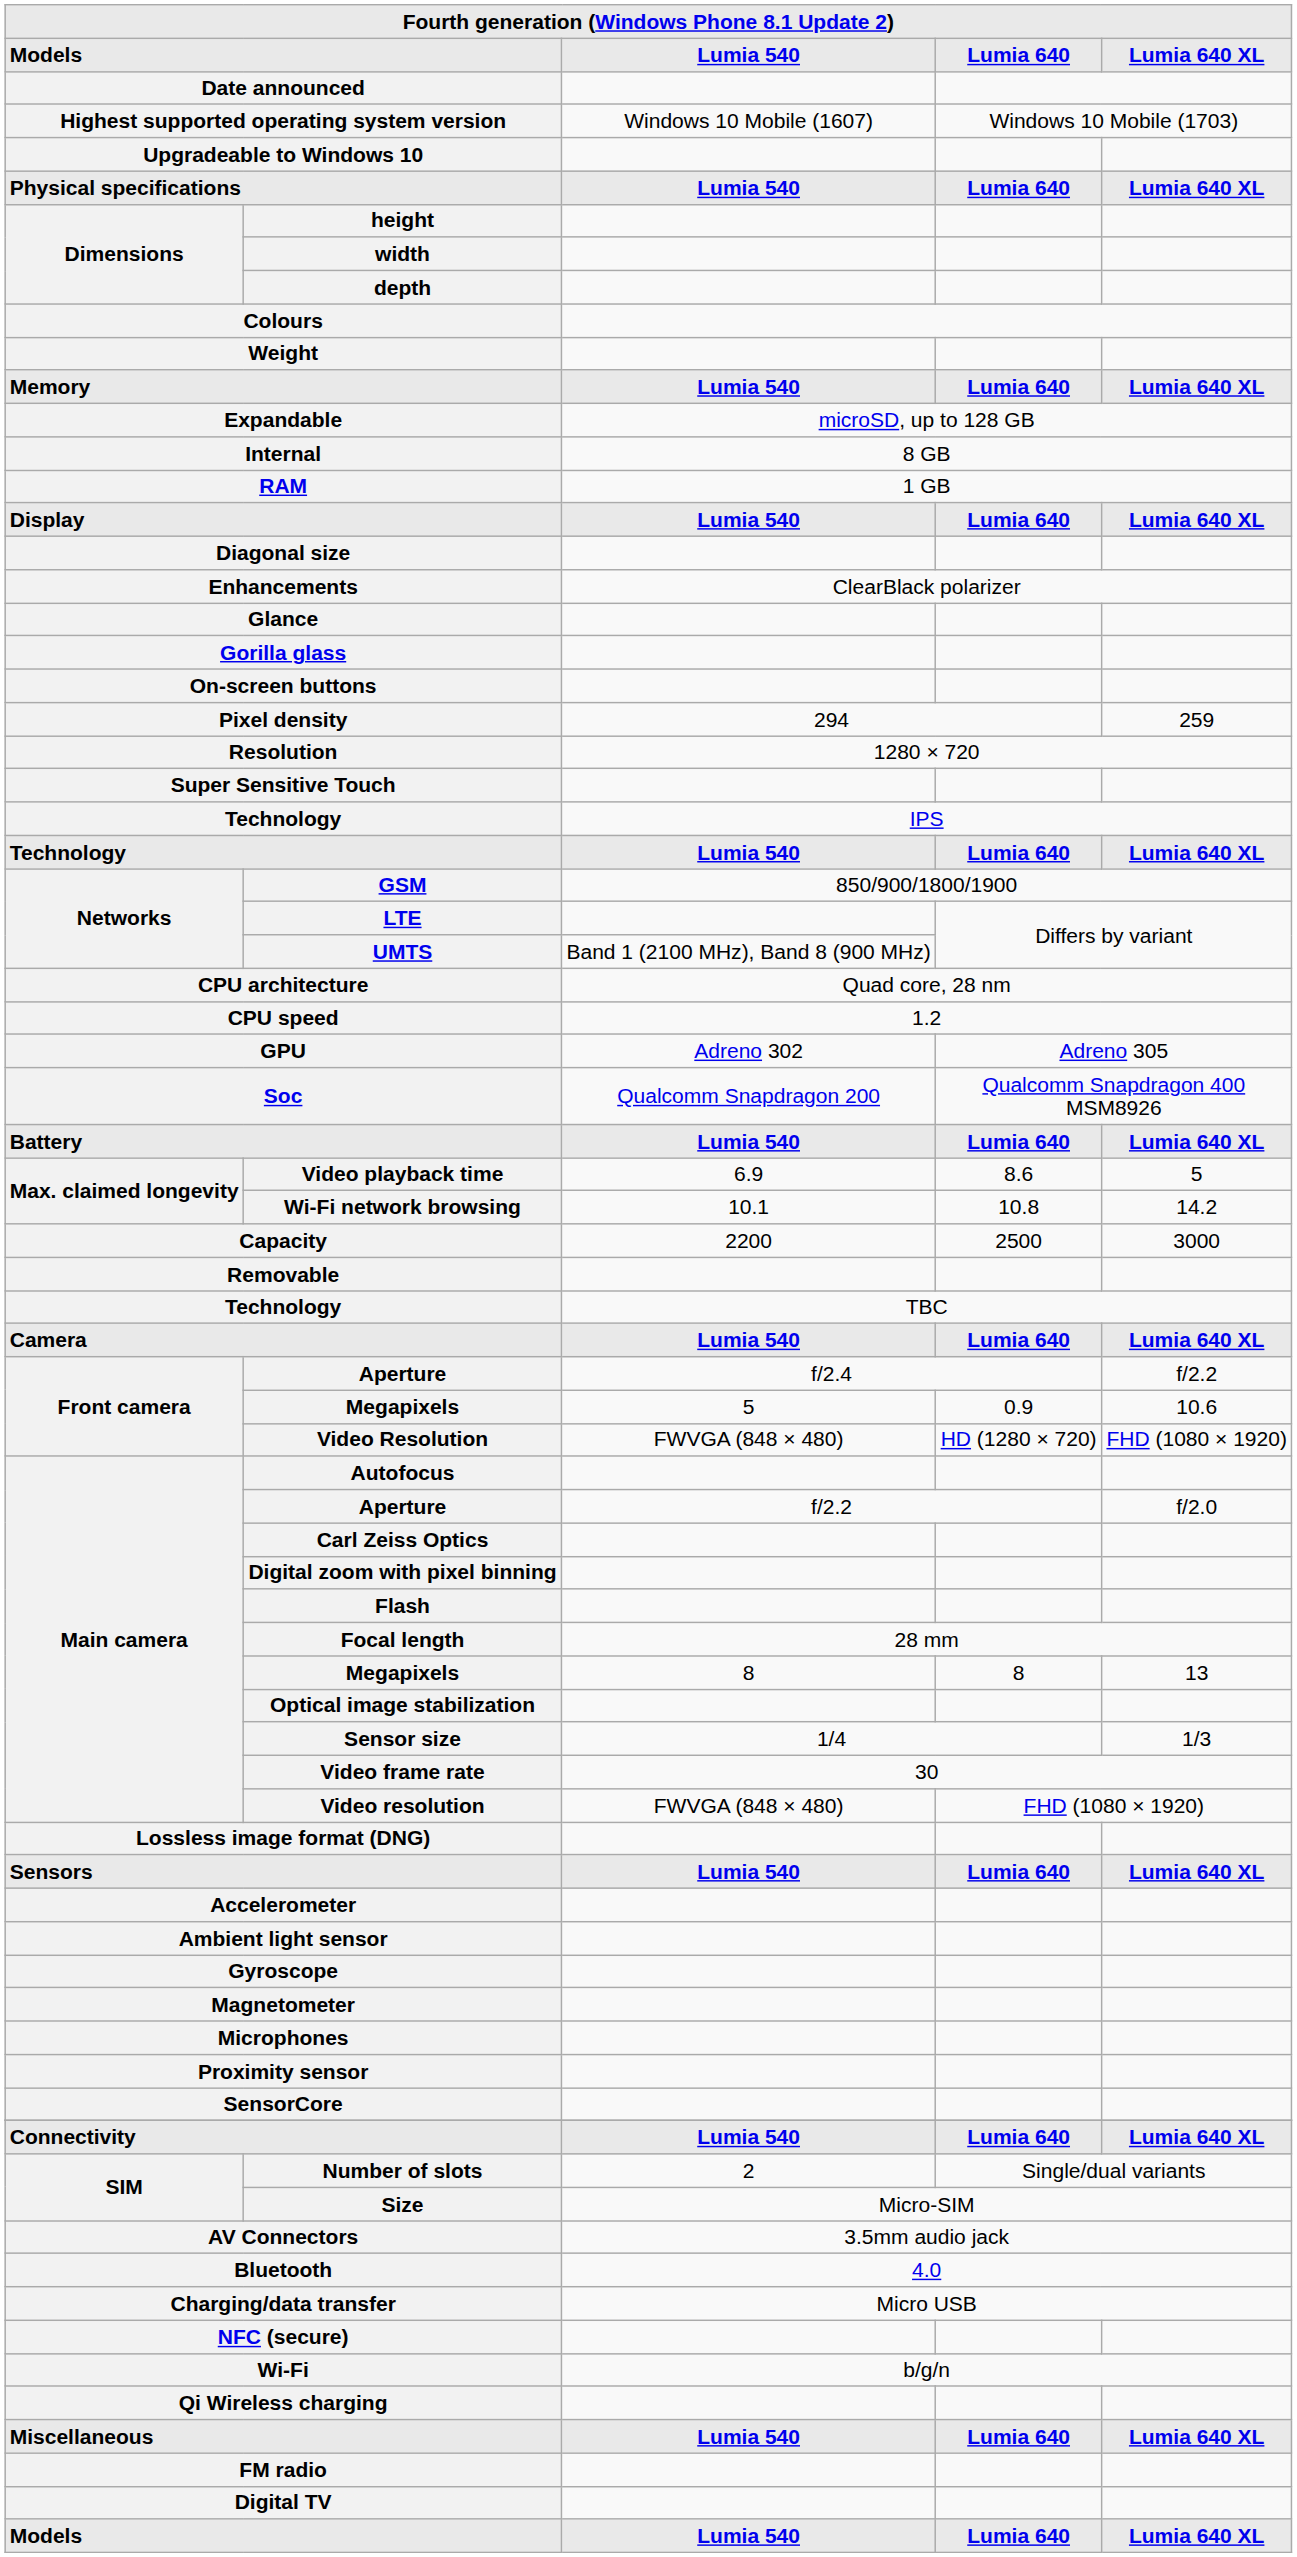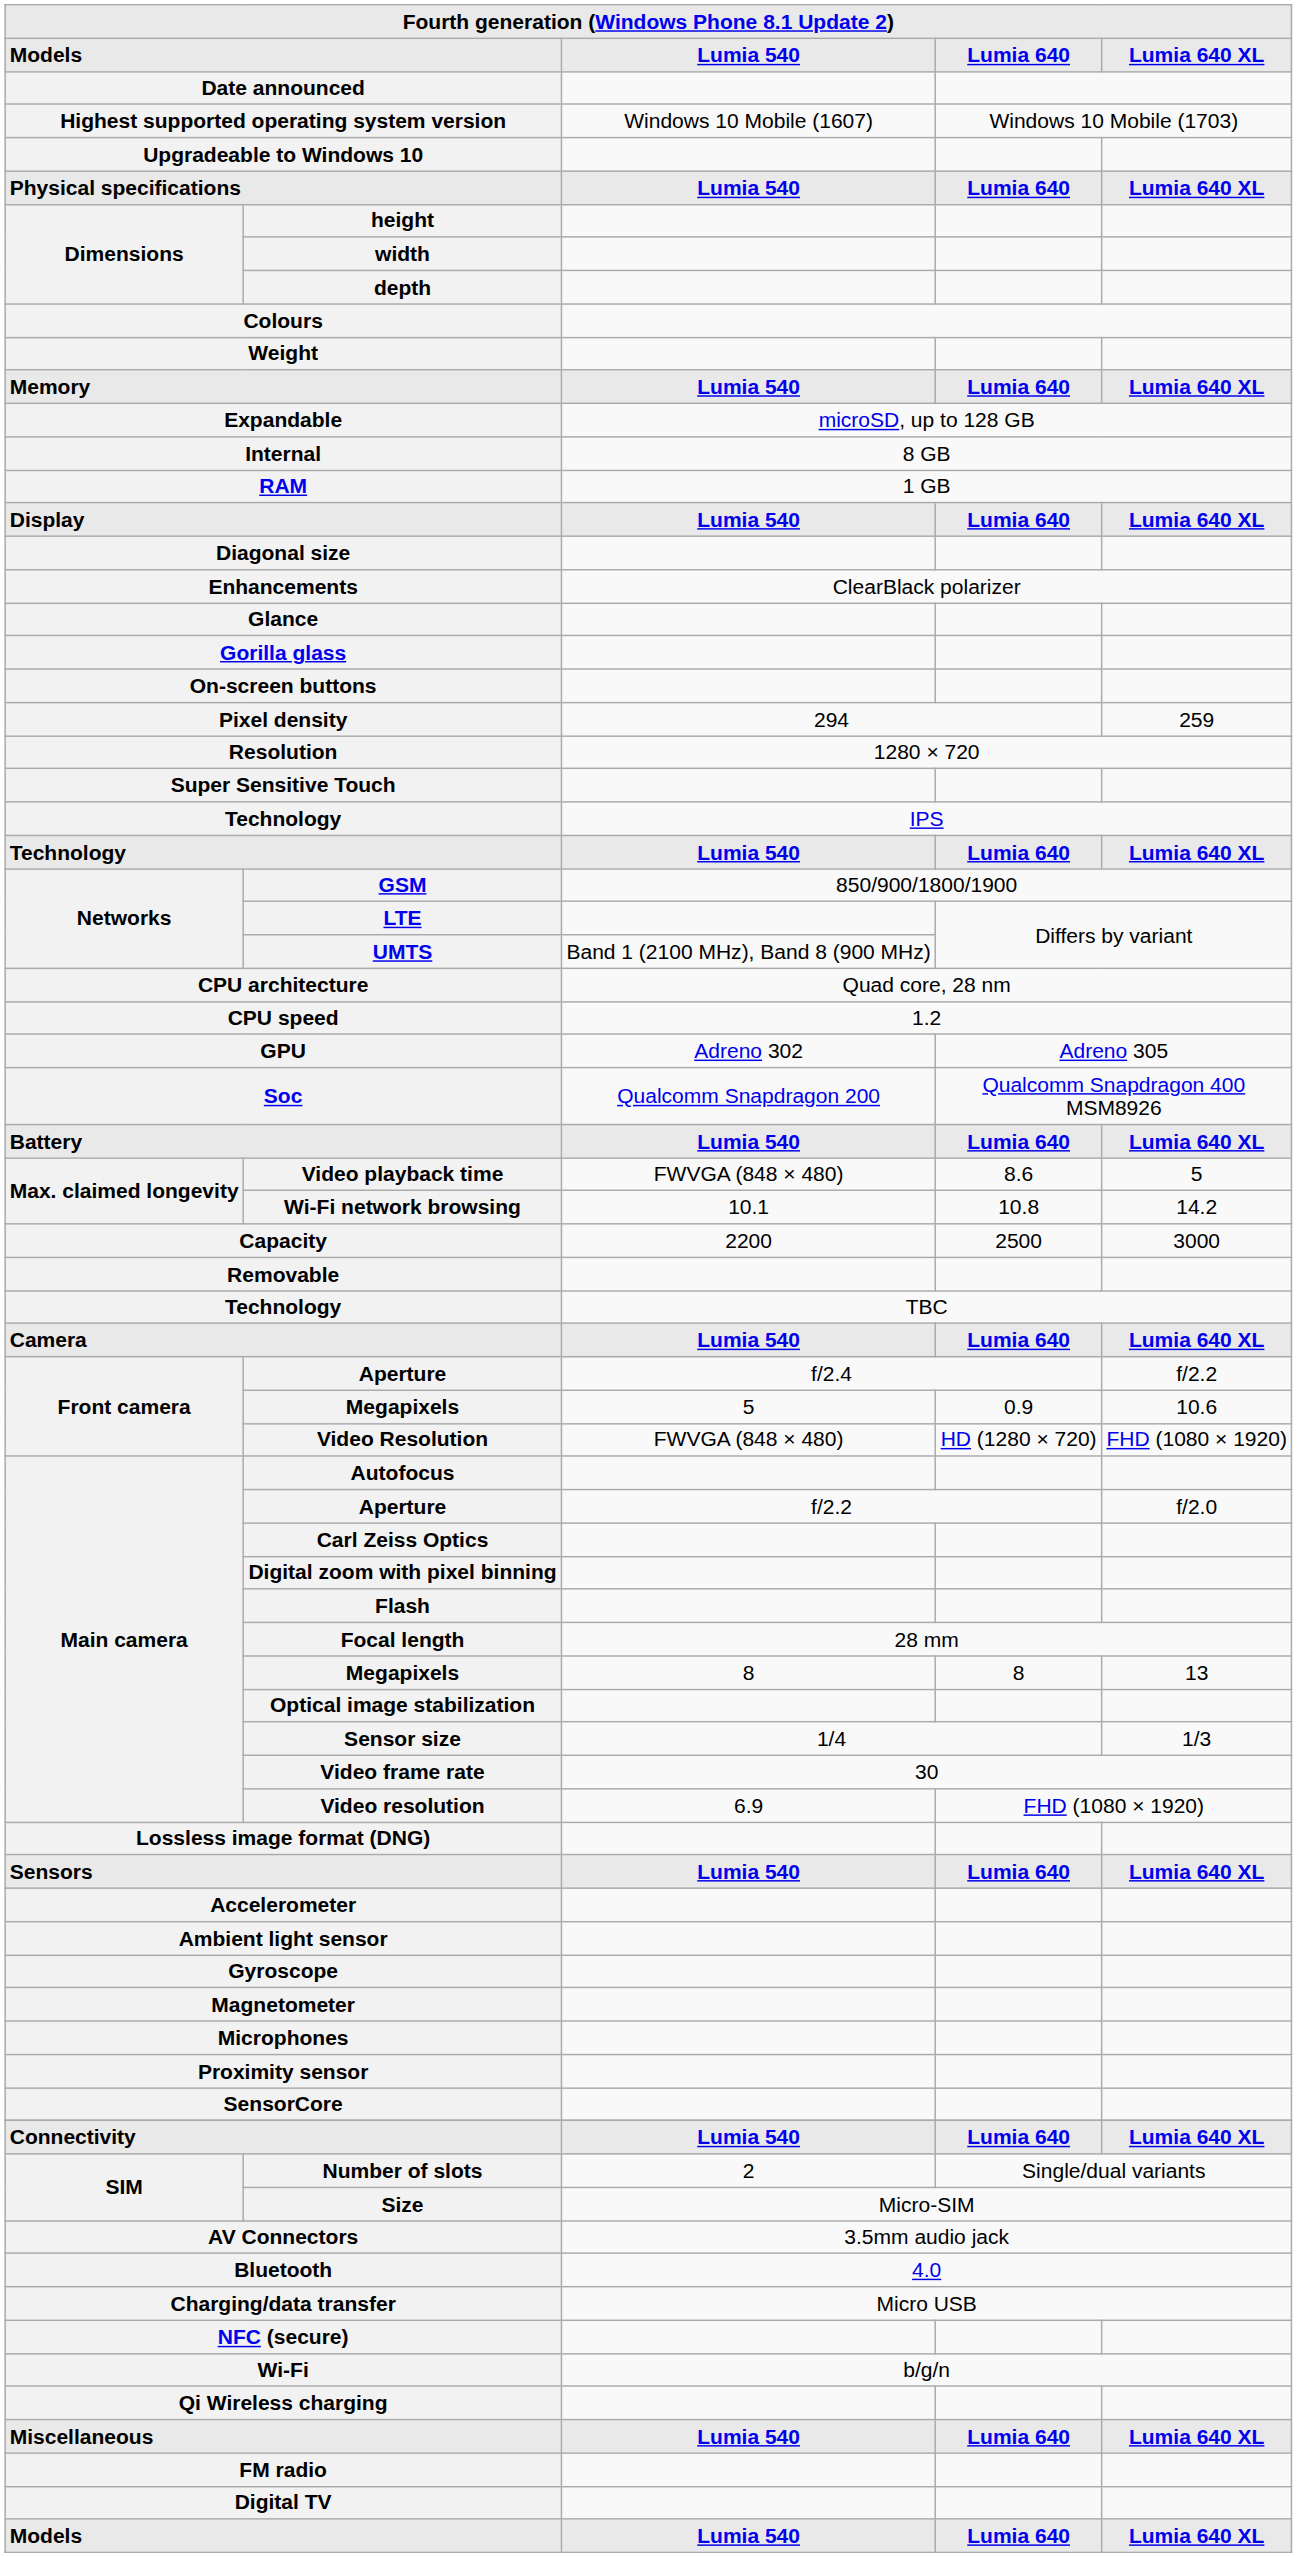(749, 1174) 6.9 -> (749, 1174) FWVGA (848 × 480)
(749, 1805) FWVGA (848 × 480) -> (749, 1805) 6.9
